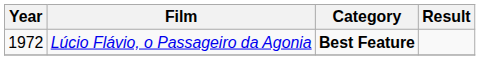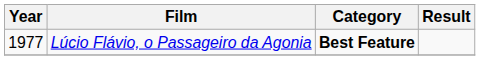(26, 42) 1972 -> (26, 42) 1977
